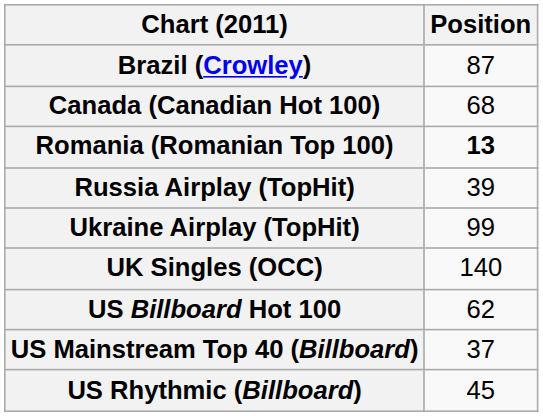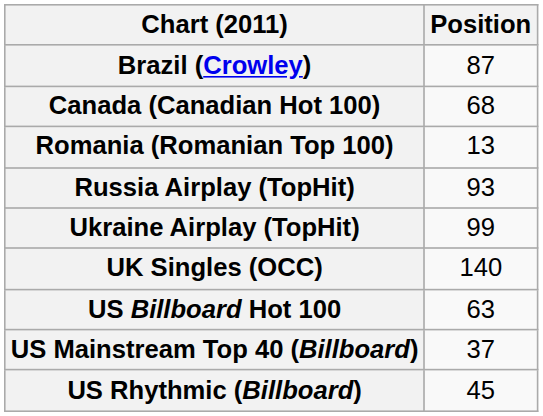(481, 146) bold -> (481, 146) normal
(481, 187) 39 -> (481, 187) 93
(481, 308) 62 -> (481, 308) 63
